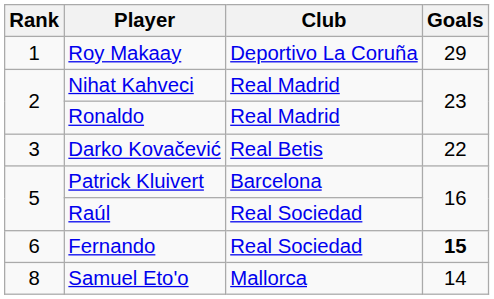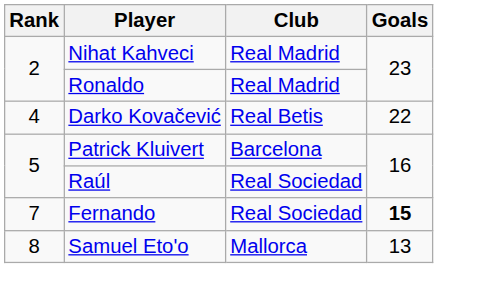- row: (125, 52)
(34, 149) 3 -> (34, 117) 4
(34, 246) 6 -> (34, 213) 7
(455, 278) 14 -> (400, 246) 13
